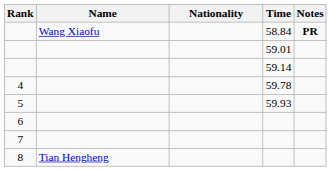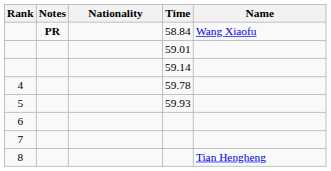columns swapped: (103, 13) <-> (310, 13)
